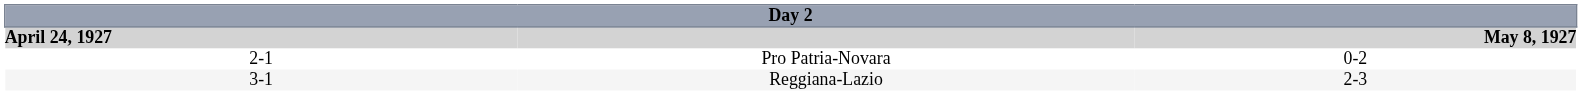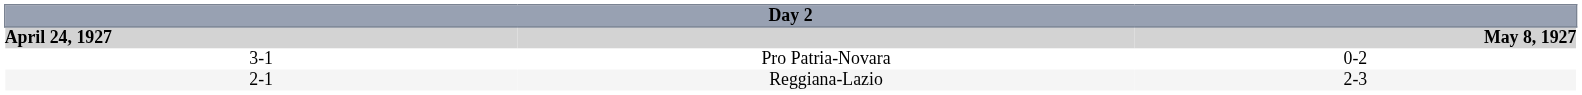(261, 58) 2-1 -> (261, 58) 3-1
(261, 79) 3-1 -> (261, 79) 2-1
